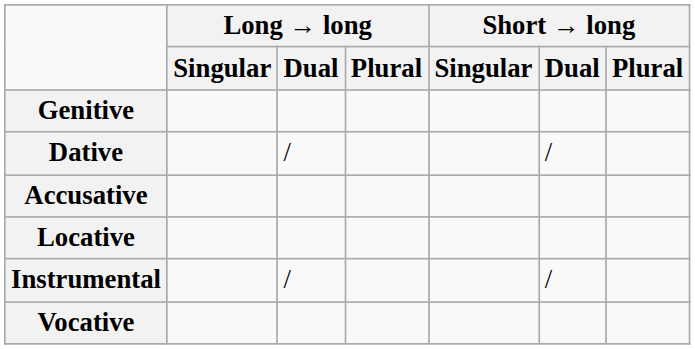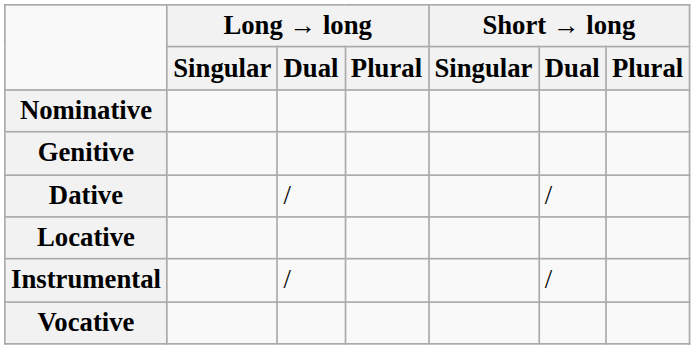+ row: (86, 110)
- row: (86, 195)
